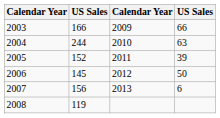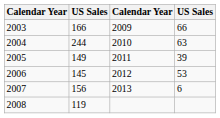(79, 58) 152 -> (79, 58) 149
(182, 74) 50 -> (182, 74) 53
